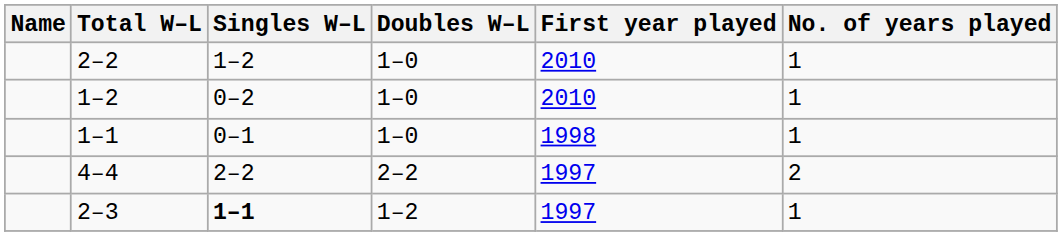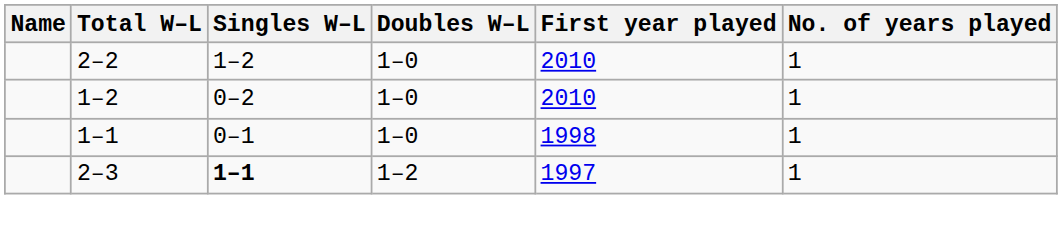- row: (98, 175)
